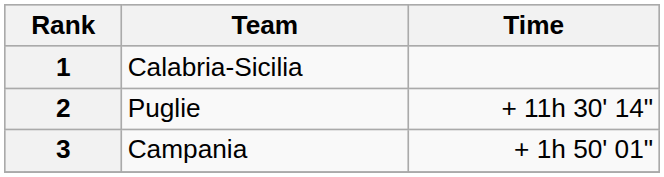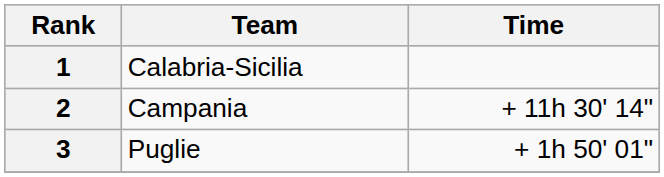(164, 108) Puglie -> (187, 108) Campania
(187, 150) Campania -> (164, 150) Puglie
